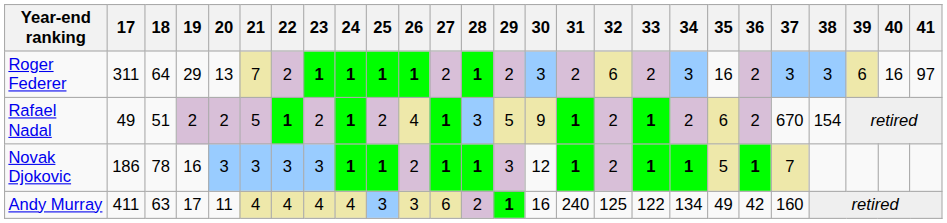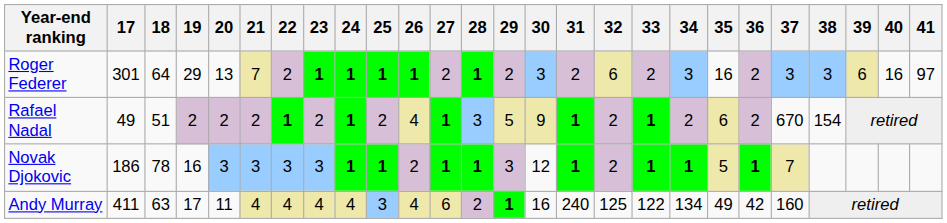(126, 74) 311 -> (126, 74) 301
(256, 121) 5 -> (256, 121) 2
(414, 204) 3 -> (414, 204) 4
